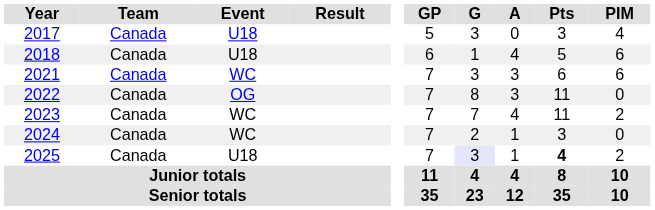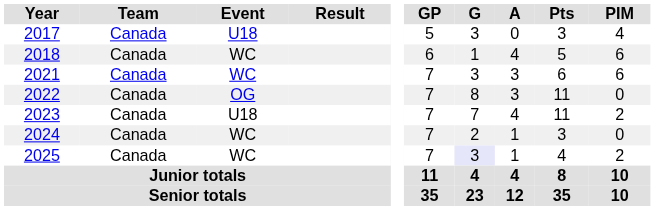(243, 54) U18 -> (243, 54) WC
(243, 115) WC -> (243, 115) U18
(243, 155) U18 -> (243, 155) WC
(562, 155) bold -> (562, 155) normal
